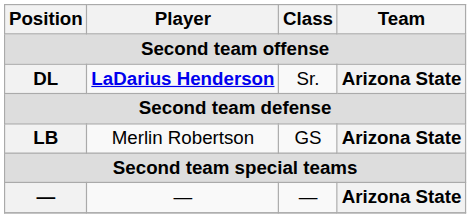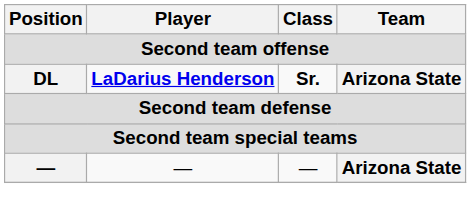(308, 78) normal -> (308, 78) bold
- row: (46, 138)
